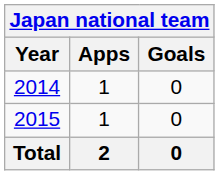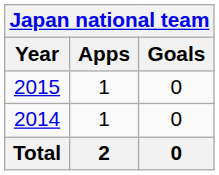rows swapped: (37, 86) <-> (37, 119)
